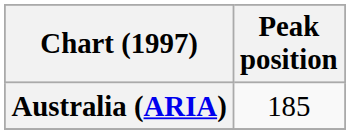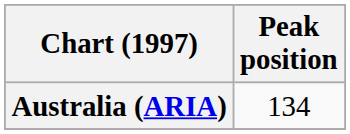(289, 105) 185 -> (289, 105) 134
